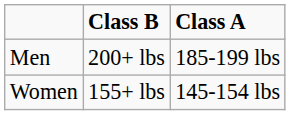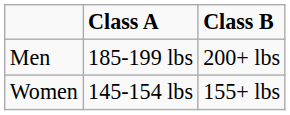columns swapped: (210, 22) <-> (123, 22)
